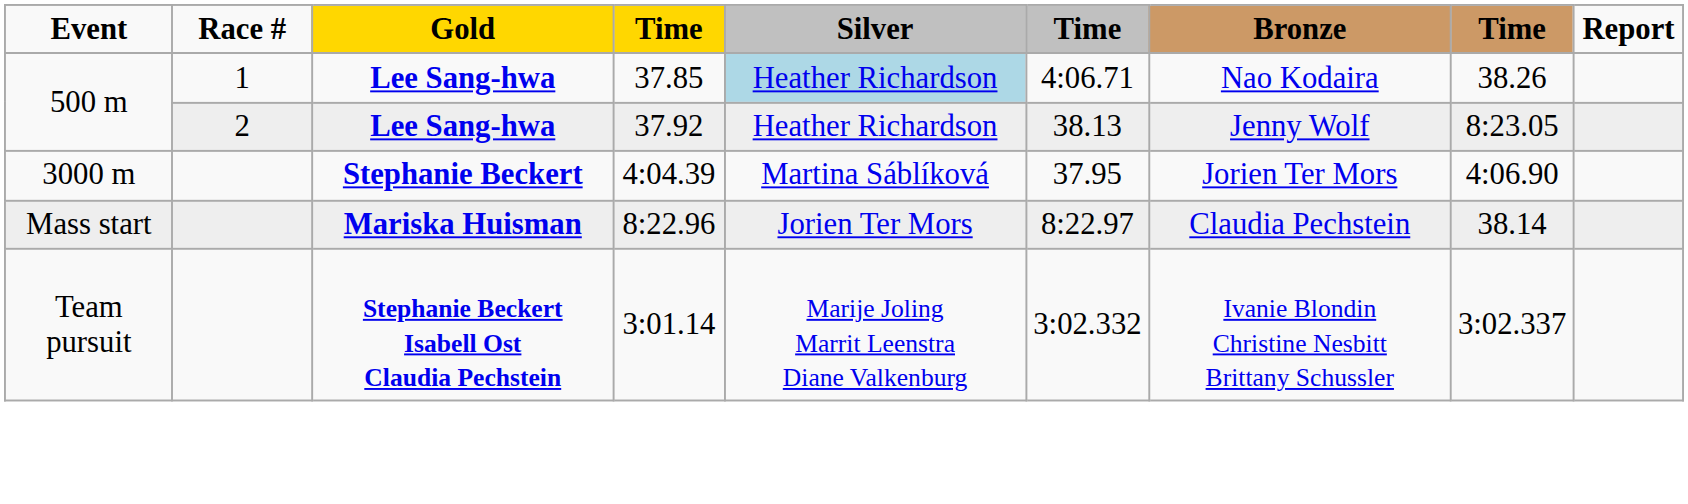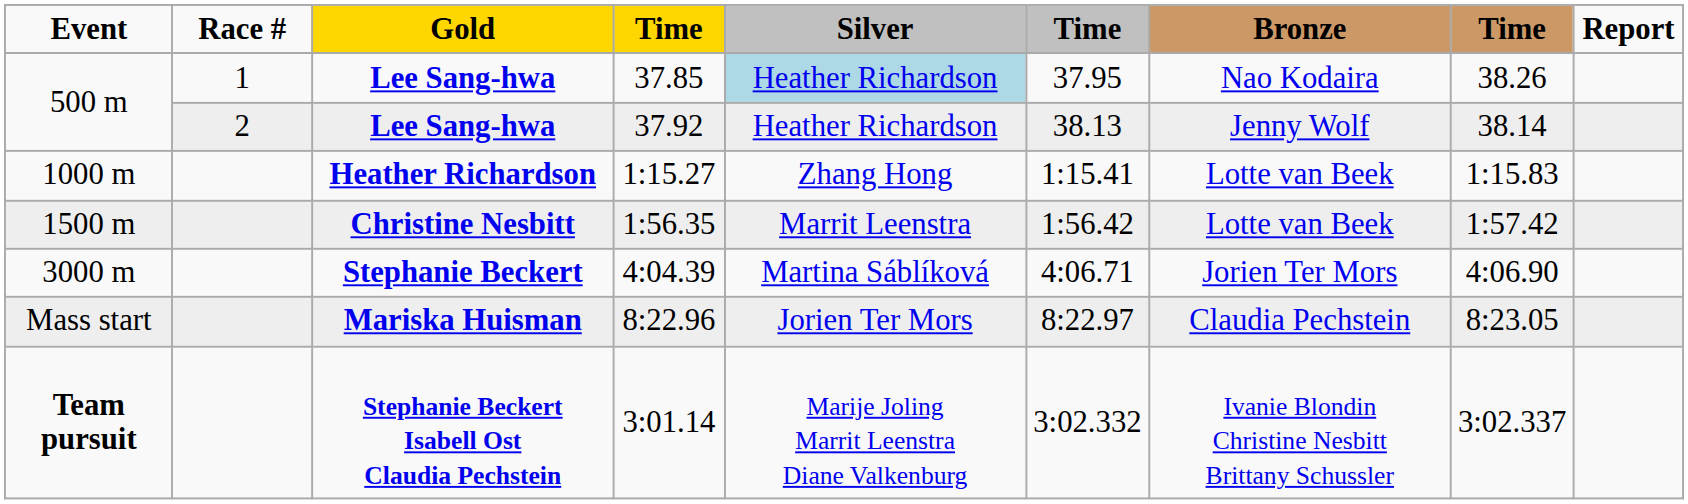(1087, 77) 4:06.71 -> (1087, 77) 37.95
(1512, 126) 8:23.05 -> (1512, 126) 38.14
+ row: (669, 175)
+ row: (669, 223)
(1087, 175) 37.95 -> (1087, 272) 4:06.71
(1512, 223) 38.14 -> (1512, 321) 8:23.05
(89, 324) normal -> (89, 421) bold
